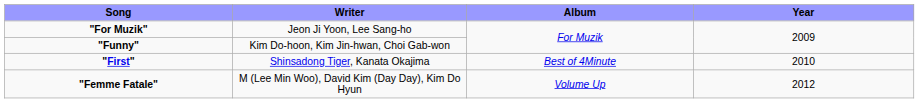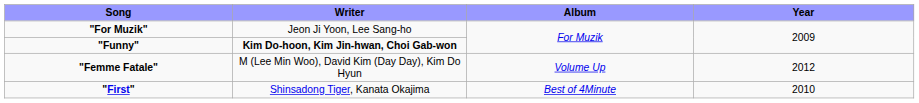(350, 45) normal -> (350, 45) bold
rows swapped: (119, 62) <-> (119, 84)
